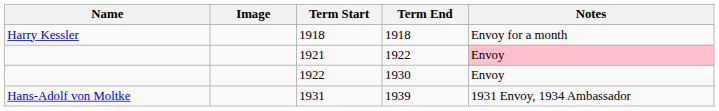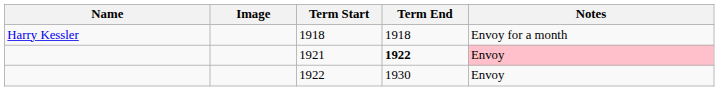(398, 55) normal -> (398, 55) bold
- row: (312, 95)
